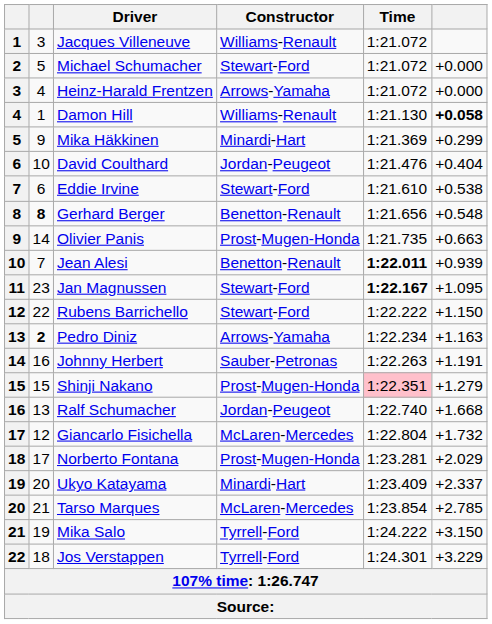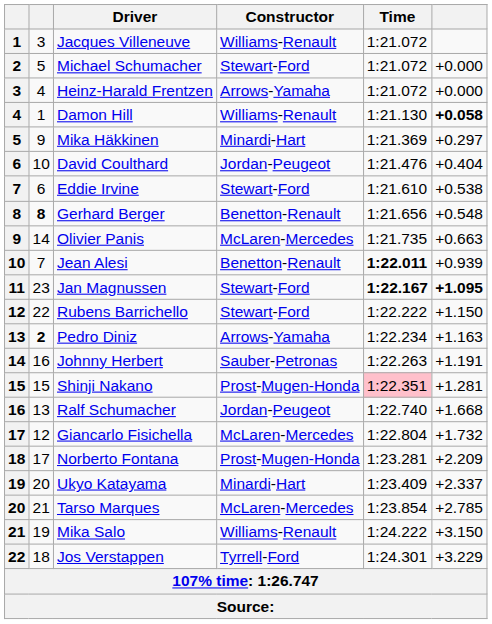(459, 140) +0.299 -> (459, 140) +0.297
(290, 238) Prost-Mugen-Honda -> (287, 238) McLaren-Mercedes
(459, 287) normal -> (459, 287) bold
(459, 385) +1.279 -> (459, 385) +1.281
(459, 459) +2.029 -> (459, 459) +2.209
(260, 532) Tyrrell-Ford -> (278, 532) Williams-Renault
